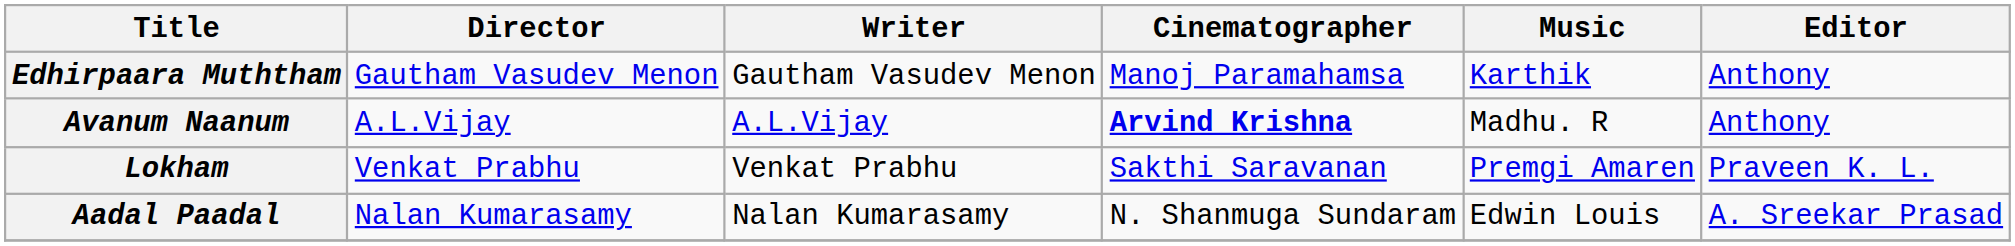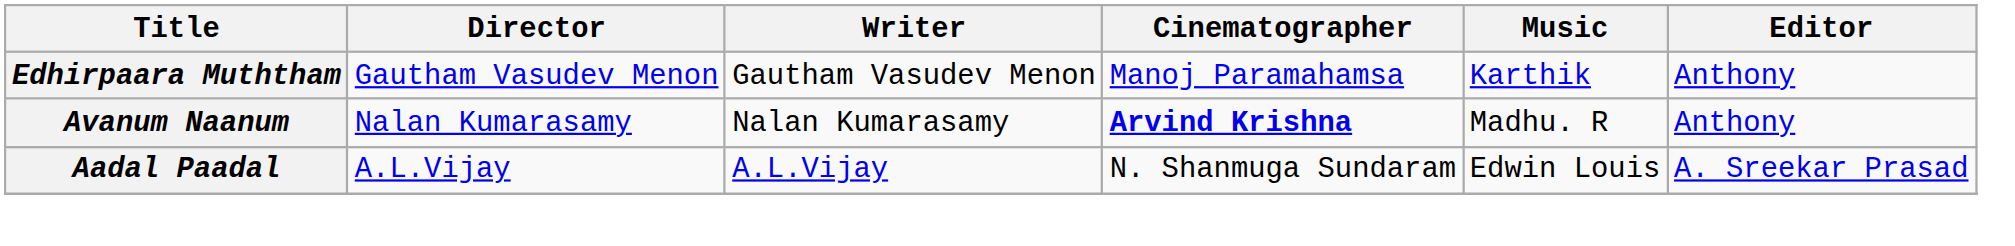(433, 123) A.L.Vijay -> (493, 123) Nalan Kumarasamy
(810, 123) A.L.Vijay -> (871, 123) Nalan Kumarasamy
- row: (177, 170)
(493, 217) Nalan Kumarasamy -> (433, 170) A.L.Vijay
(871, 217) Nalan Kumarasamy -> (810, 170) A.L.Vijay
